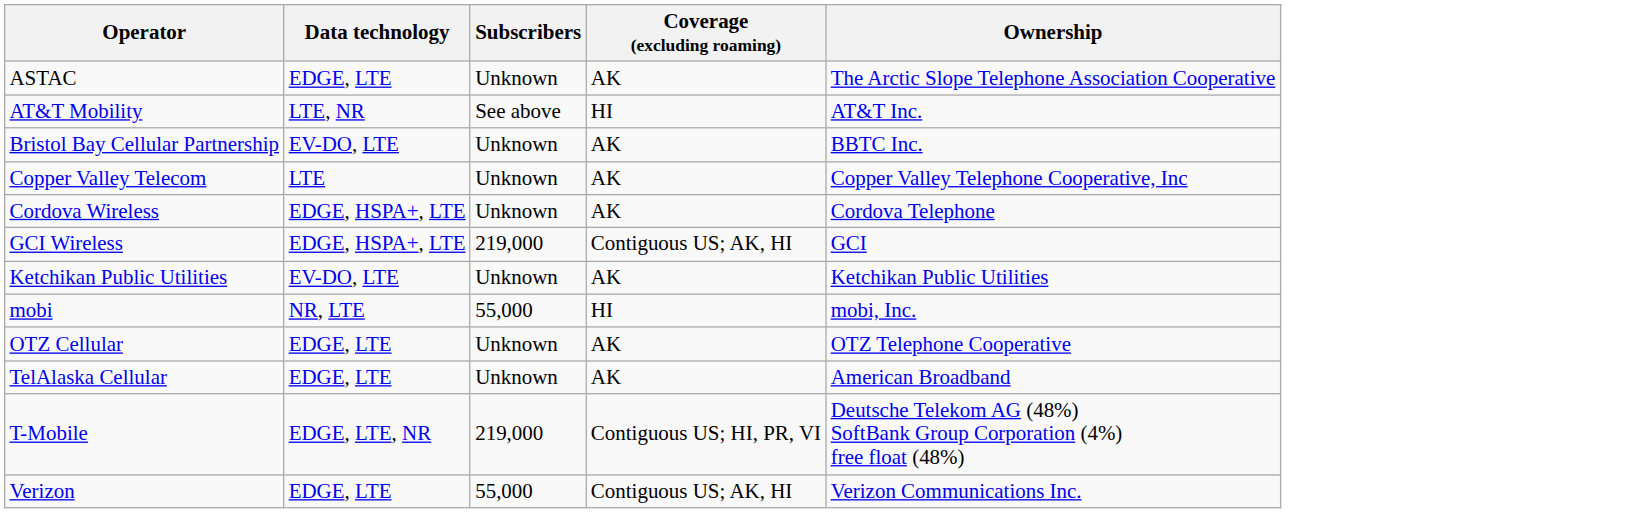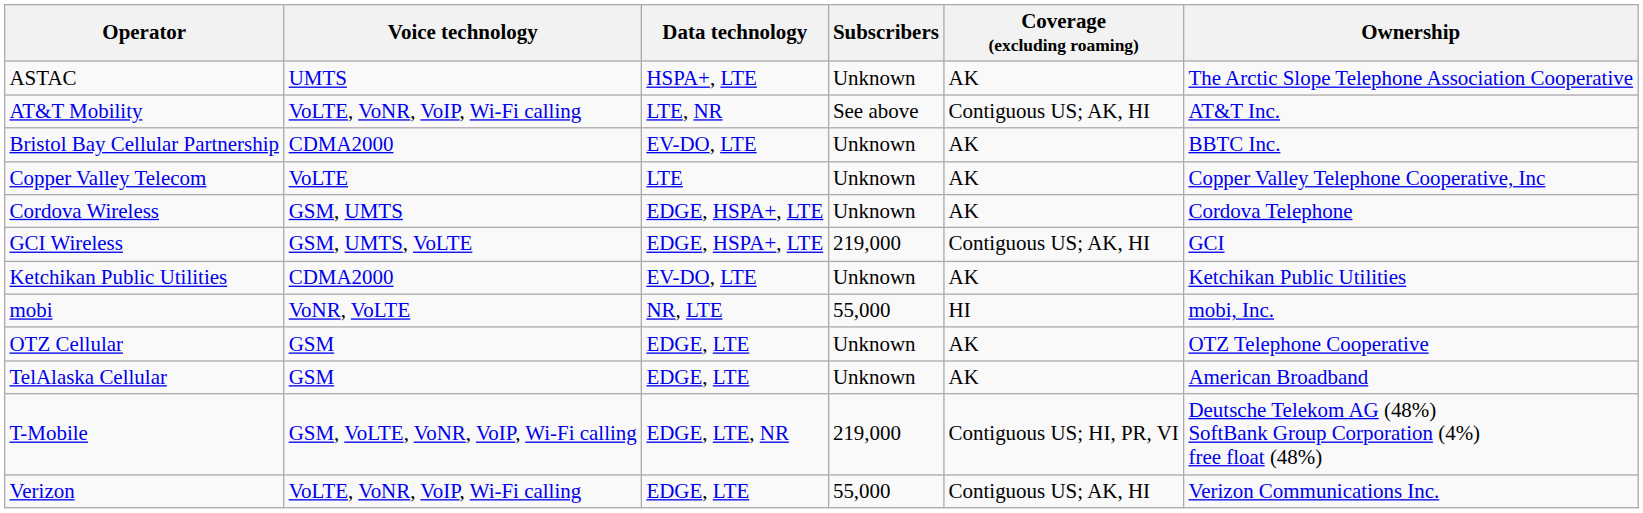+ column: (463, 32)
(340, 77) EDGE, LTE -> (702, 77) HSPA+, LTE
(602, 111) HI -> (1049, 111) Contiguous US; AK, HI
